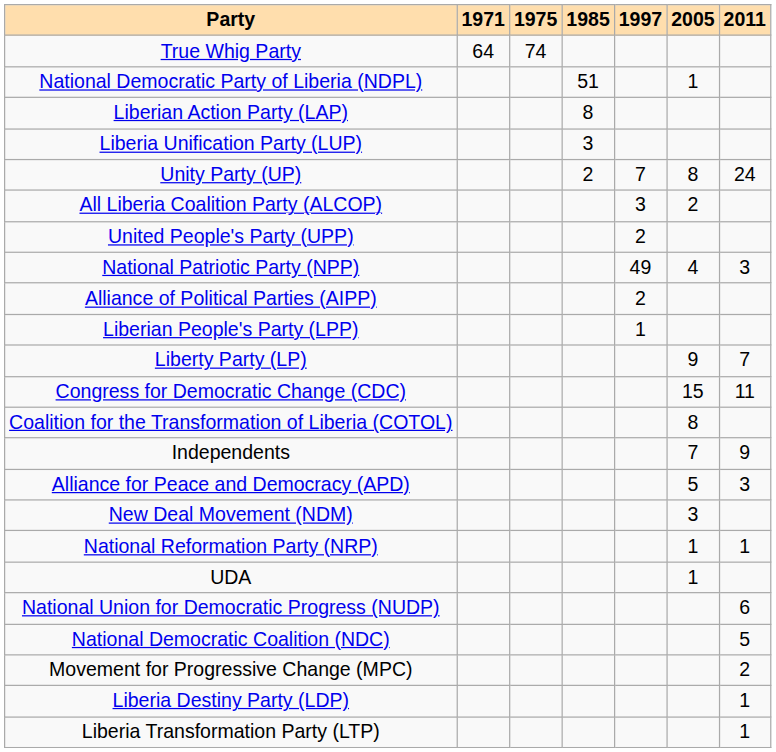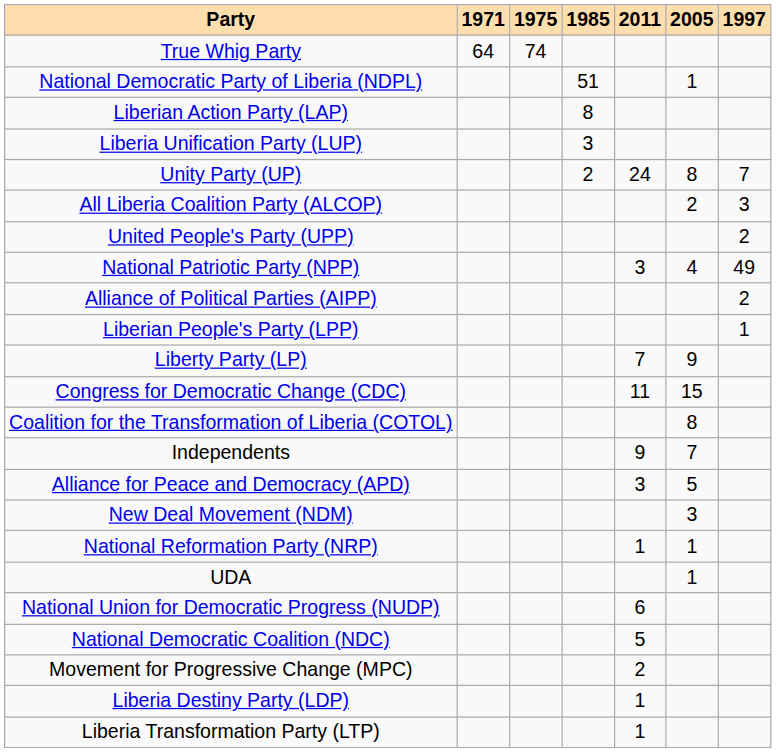columns swapped: (640, 19) <-> (745, 19)
